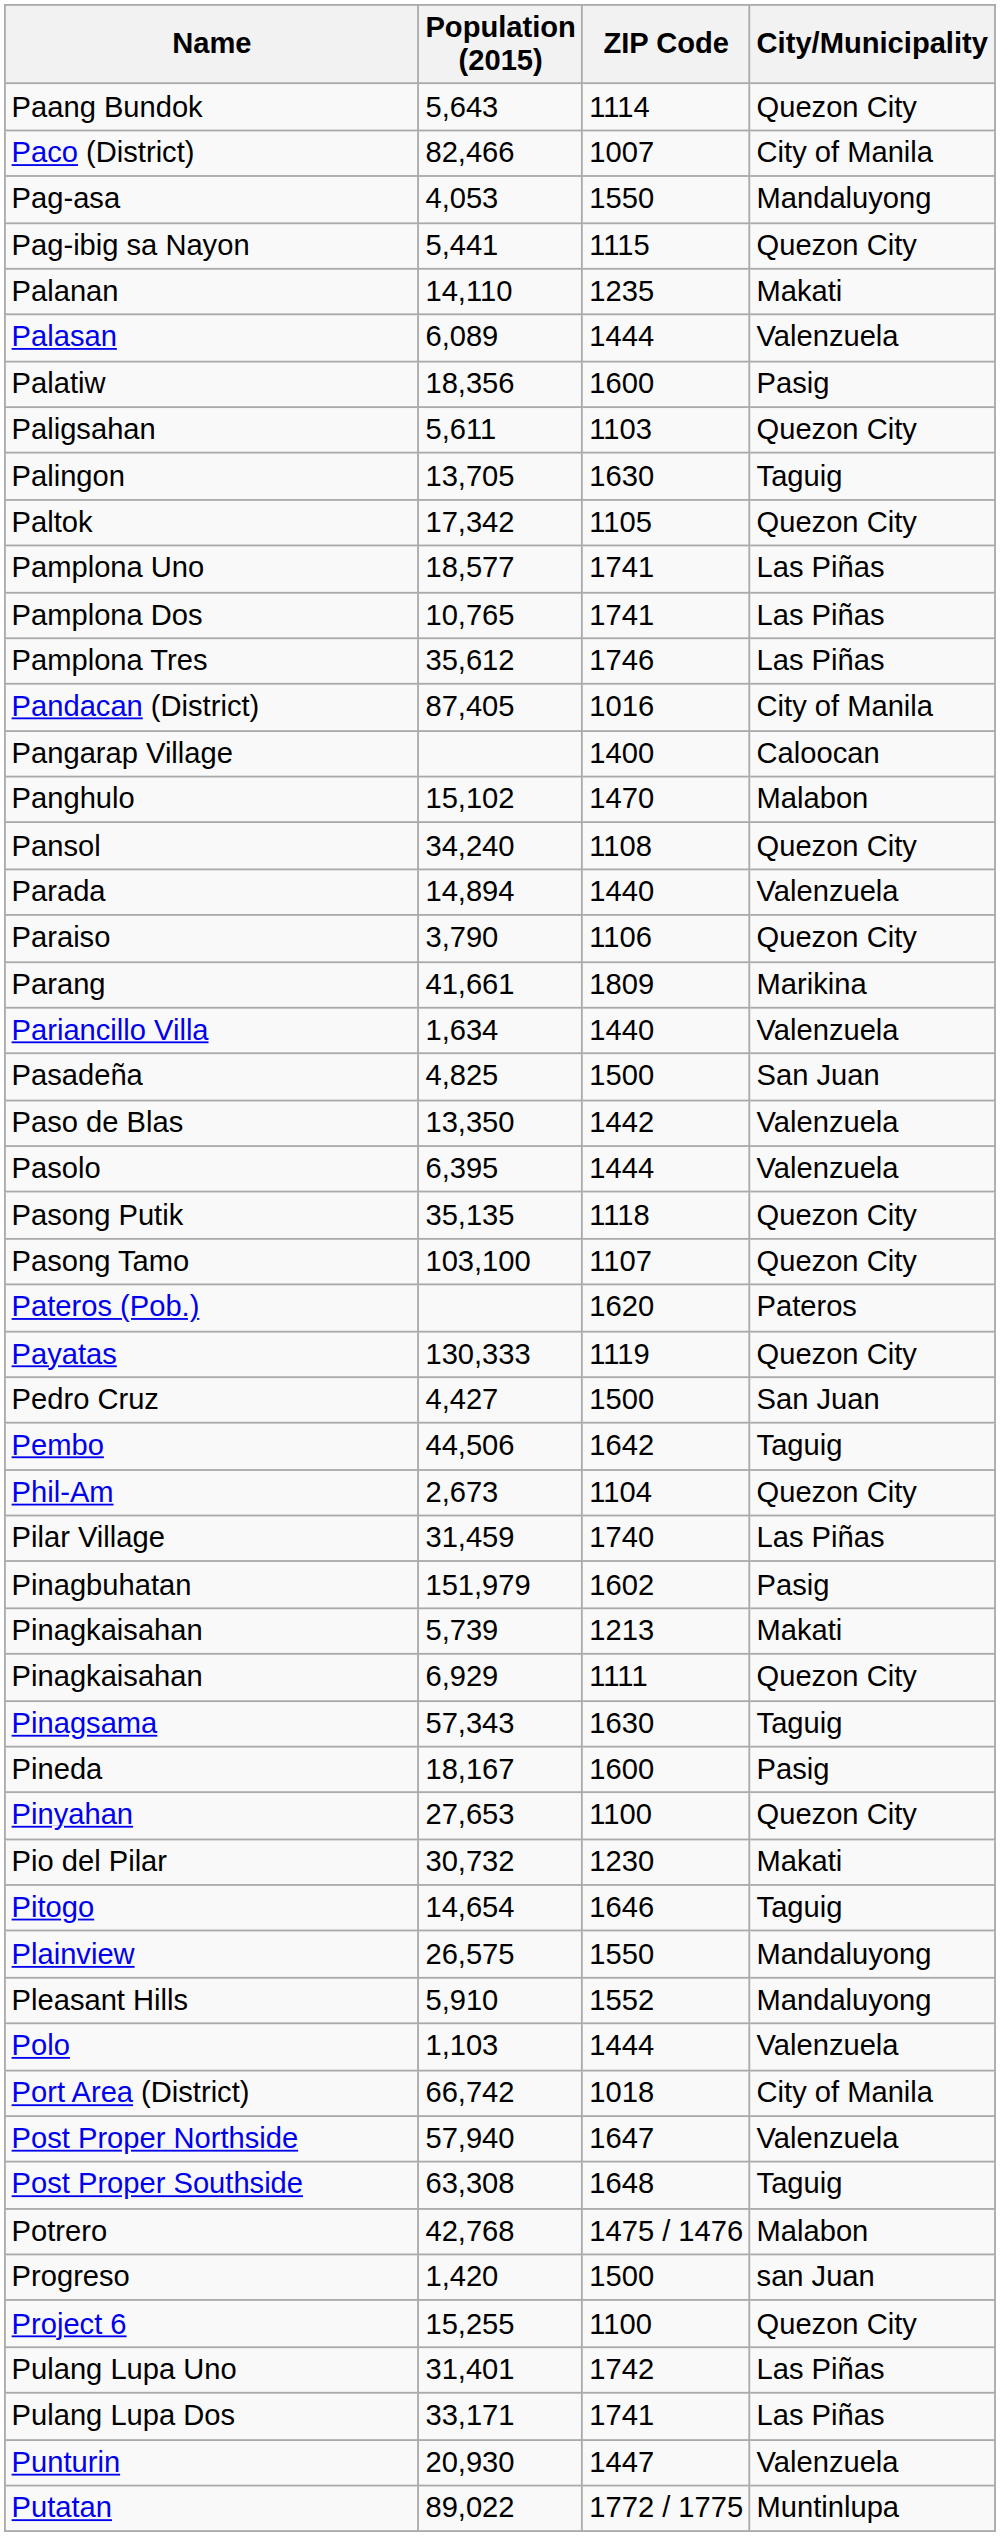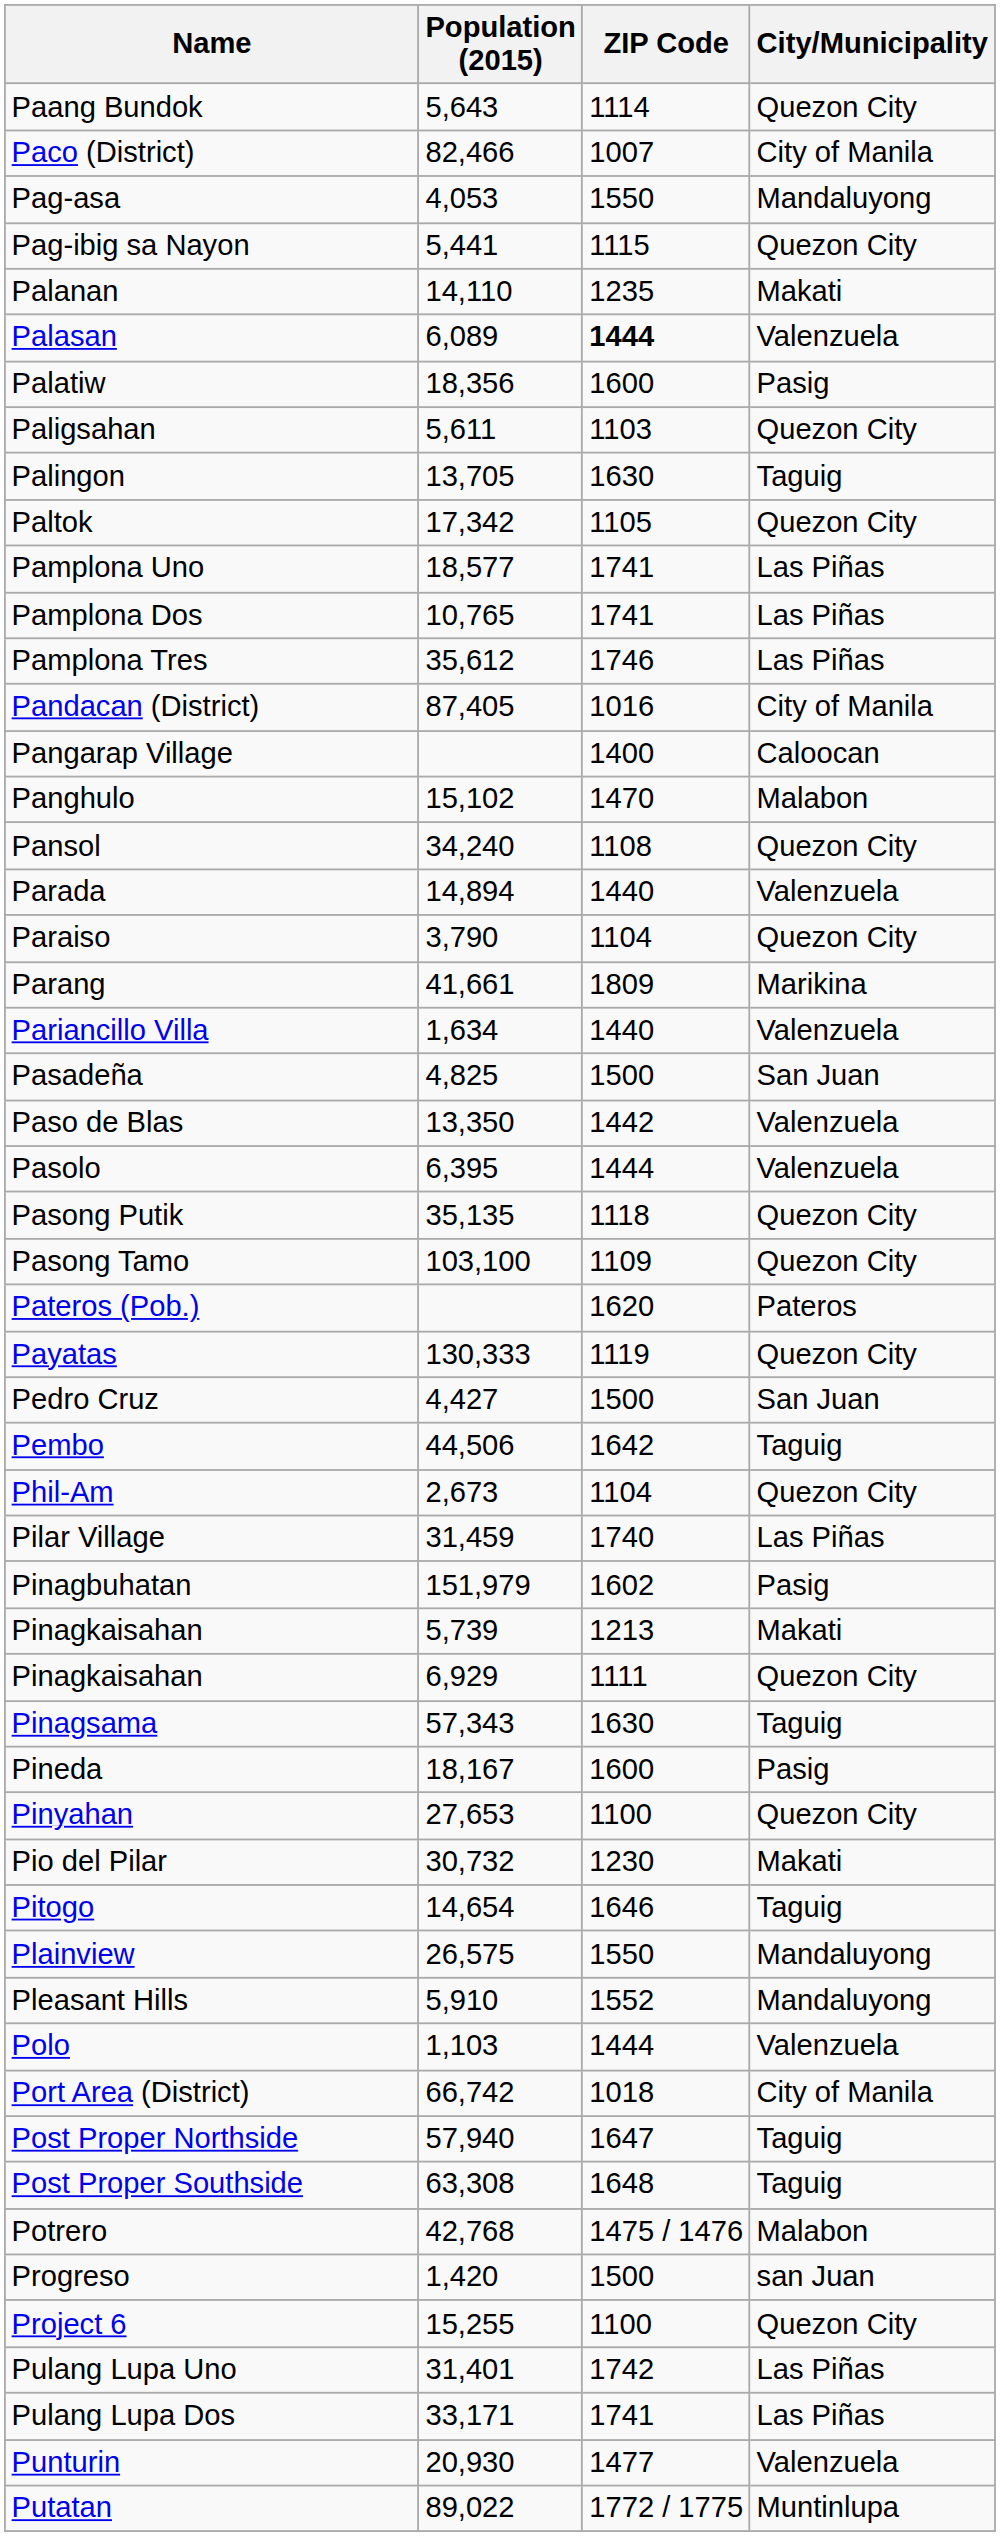(622, 337) normal -> (622, 337) bold
(621, 937) 1106 -> (621, 937) 1104
(621, 1261) 1107 -> (621, 1261) 1109
(828, 2138) Valenzuela -> (799, 2138) Taguig
(622, 2461) 1447 -> (622, 2461) 1477
